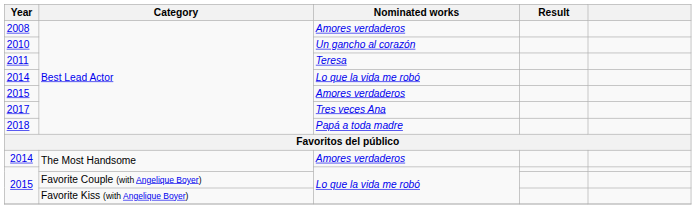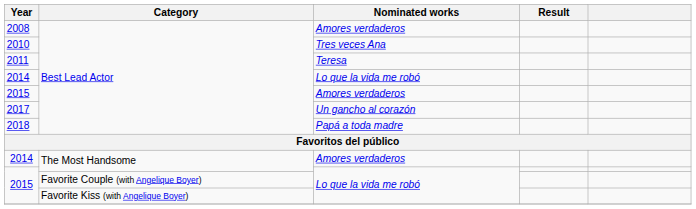(366, 45) Un gancho al corazón -> (351, 45) Tres veces Ana
(351, 110) Tres veces Ana -> (366, 110) Un gancho al corazón
